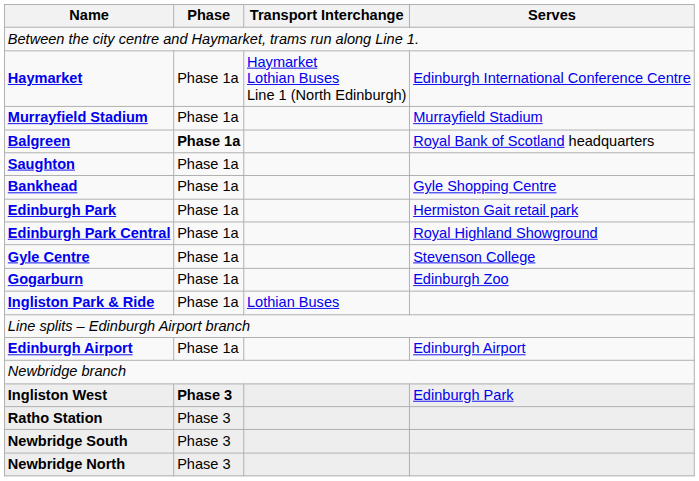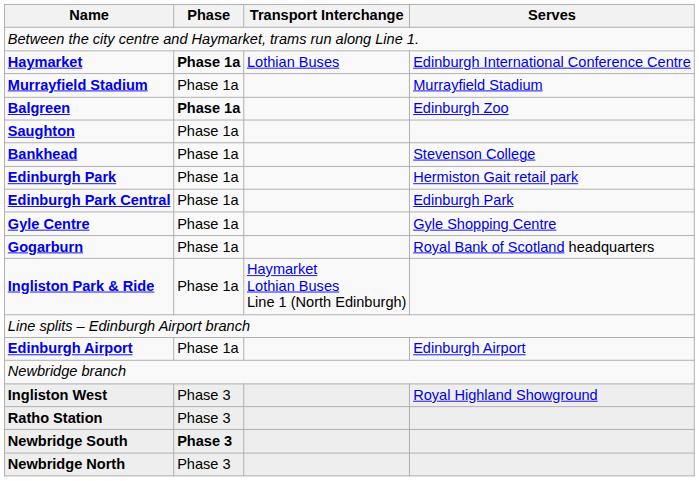(208, 78) normal -> (209, 62) bold
(327, 78) Haymarket Lothian Buses Line 1 (North Edinburgh) -> (293, 62) Lothian Buses
(534, 141) Royal Bank of Scotland headquarters -> (461, 108) Edinburgh Zoo
(485, 187) Gyle Shopping Centre -> (474, 154) Stevenson College
(505, 233) Royal Highland Showground -> (463, 200) Edinburgh Park
(474, 256) Stevenson College -> (485, 223) Gyle Shopping Centre
(461, 279) Edinburgh Zoo -> (534, 246) Royal Bank of Scotland headquarters
(293, 302) Lothian Buses -> (327, 286) Haymarket Lothian Buses Line 1 (North Edinburgh)
(205, 395) bold -> (204, 395) normal
(463, 395) Edinburgh Park -> (505, 395) Royal Highland Showground
(204, 441) normal -> (205, 441) bold
